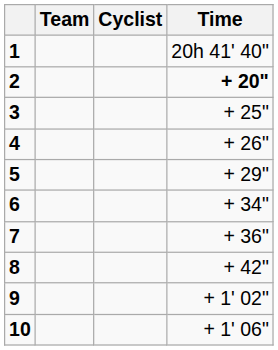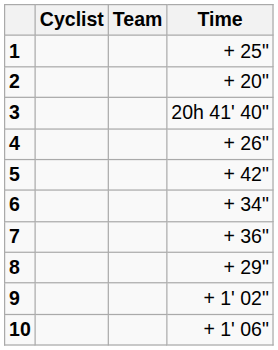columns swapped: (130, 19) <-> (65, 19)
(220, 50) 20h 41' 40" -> (246, 50) + 25"
(245, 81) bold -> (246, 81) normal
(246, 112) + 25" -> (220, 112) 20h 41' 40"
(246, 174) + 29" -> (246, 174) + 42"
(246, 267) + 42" -> (246, 267) + 29"
